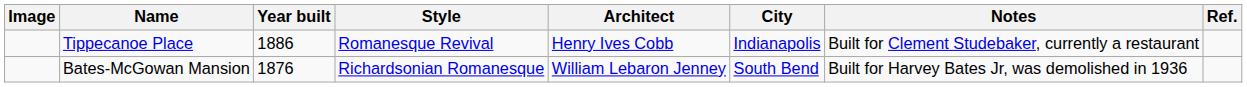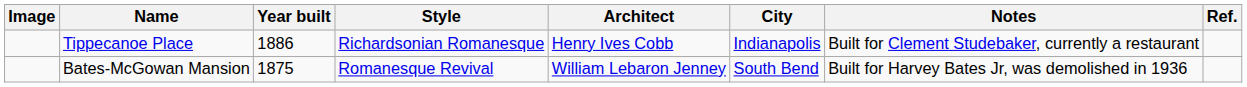(416, 43) Romanesque Revival -> (441, 43) Richardsonian Romanesque
(275, 69) 1876 -> (275, 69) 1875
(441, 69) Richardsonian Romanesque -> (416, 69) Romanesque Revival
